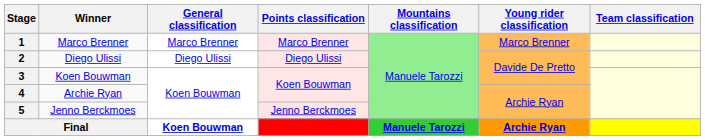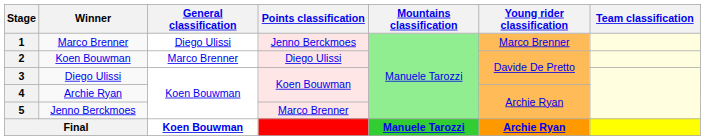(203, 42) Marco Brenner -> (203, 42) Diego Ulissi
(313, 42) Marco Brenner -> (313, 42) Jenno Berckmoes
(93, 59) Diego Ulissi -> (93, 59) Koen Bouwman
(203, 59) Diego Ulissi -> (203, 59) Marco Brenner
(93, 76) Koen Bouwman -> (93, 76) Diego Ulissi
(313, 111) Jenno Berckmoes -> (313, 111) Marco Brenner
